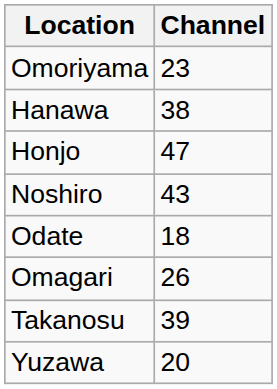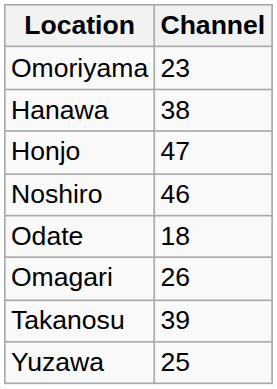(175, 194) 43 -> (175, 194) 46
(175, 362) 20 -> (175, 362) 25
